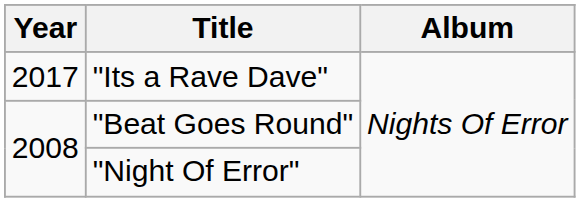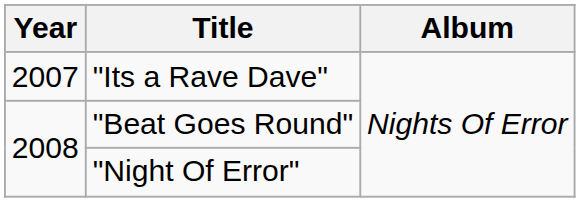(45, 76) 2017 -> (45, 76) 2007
